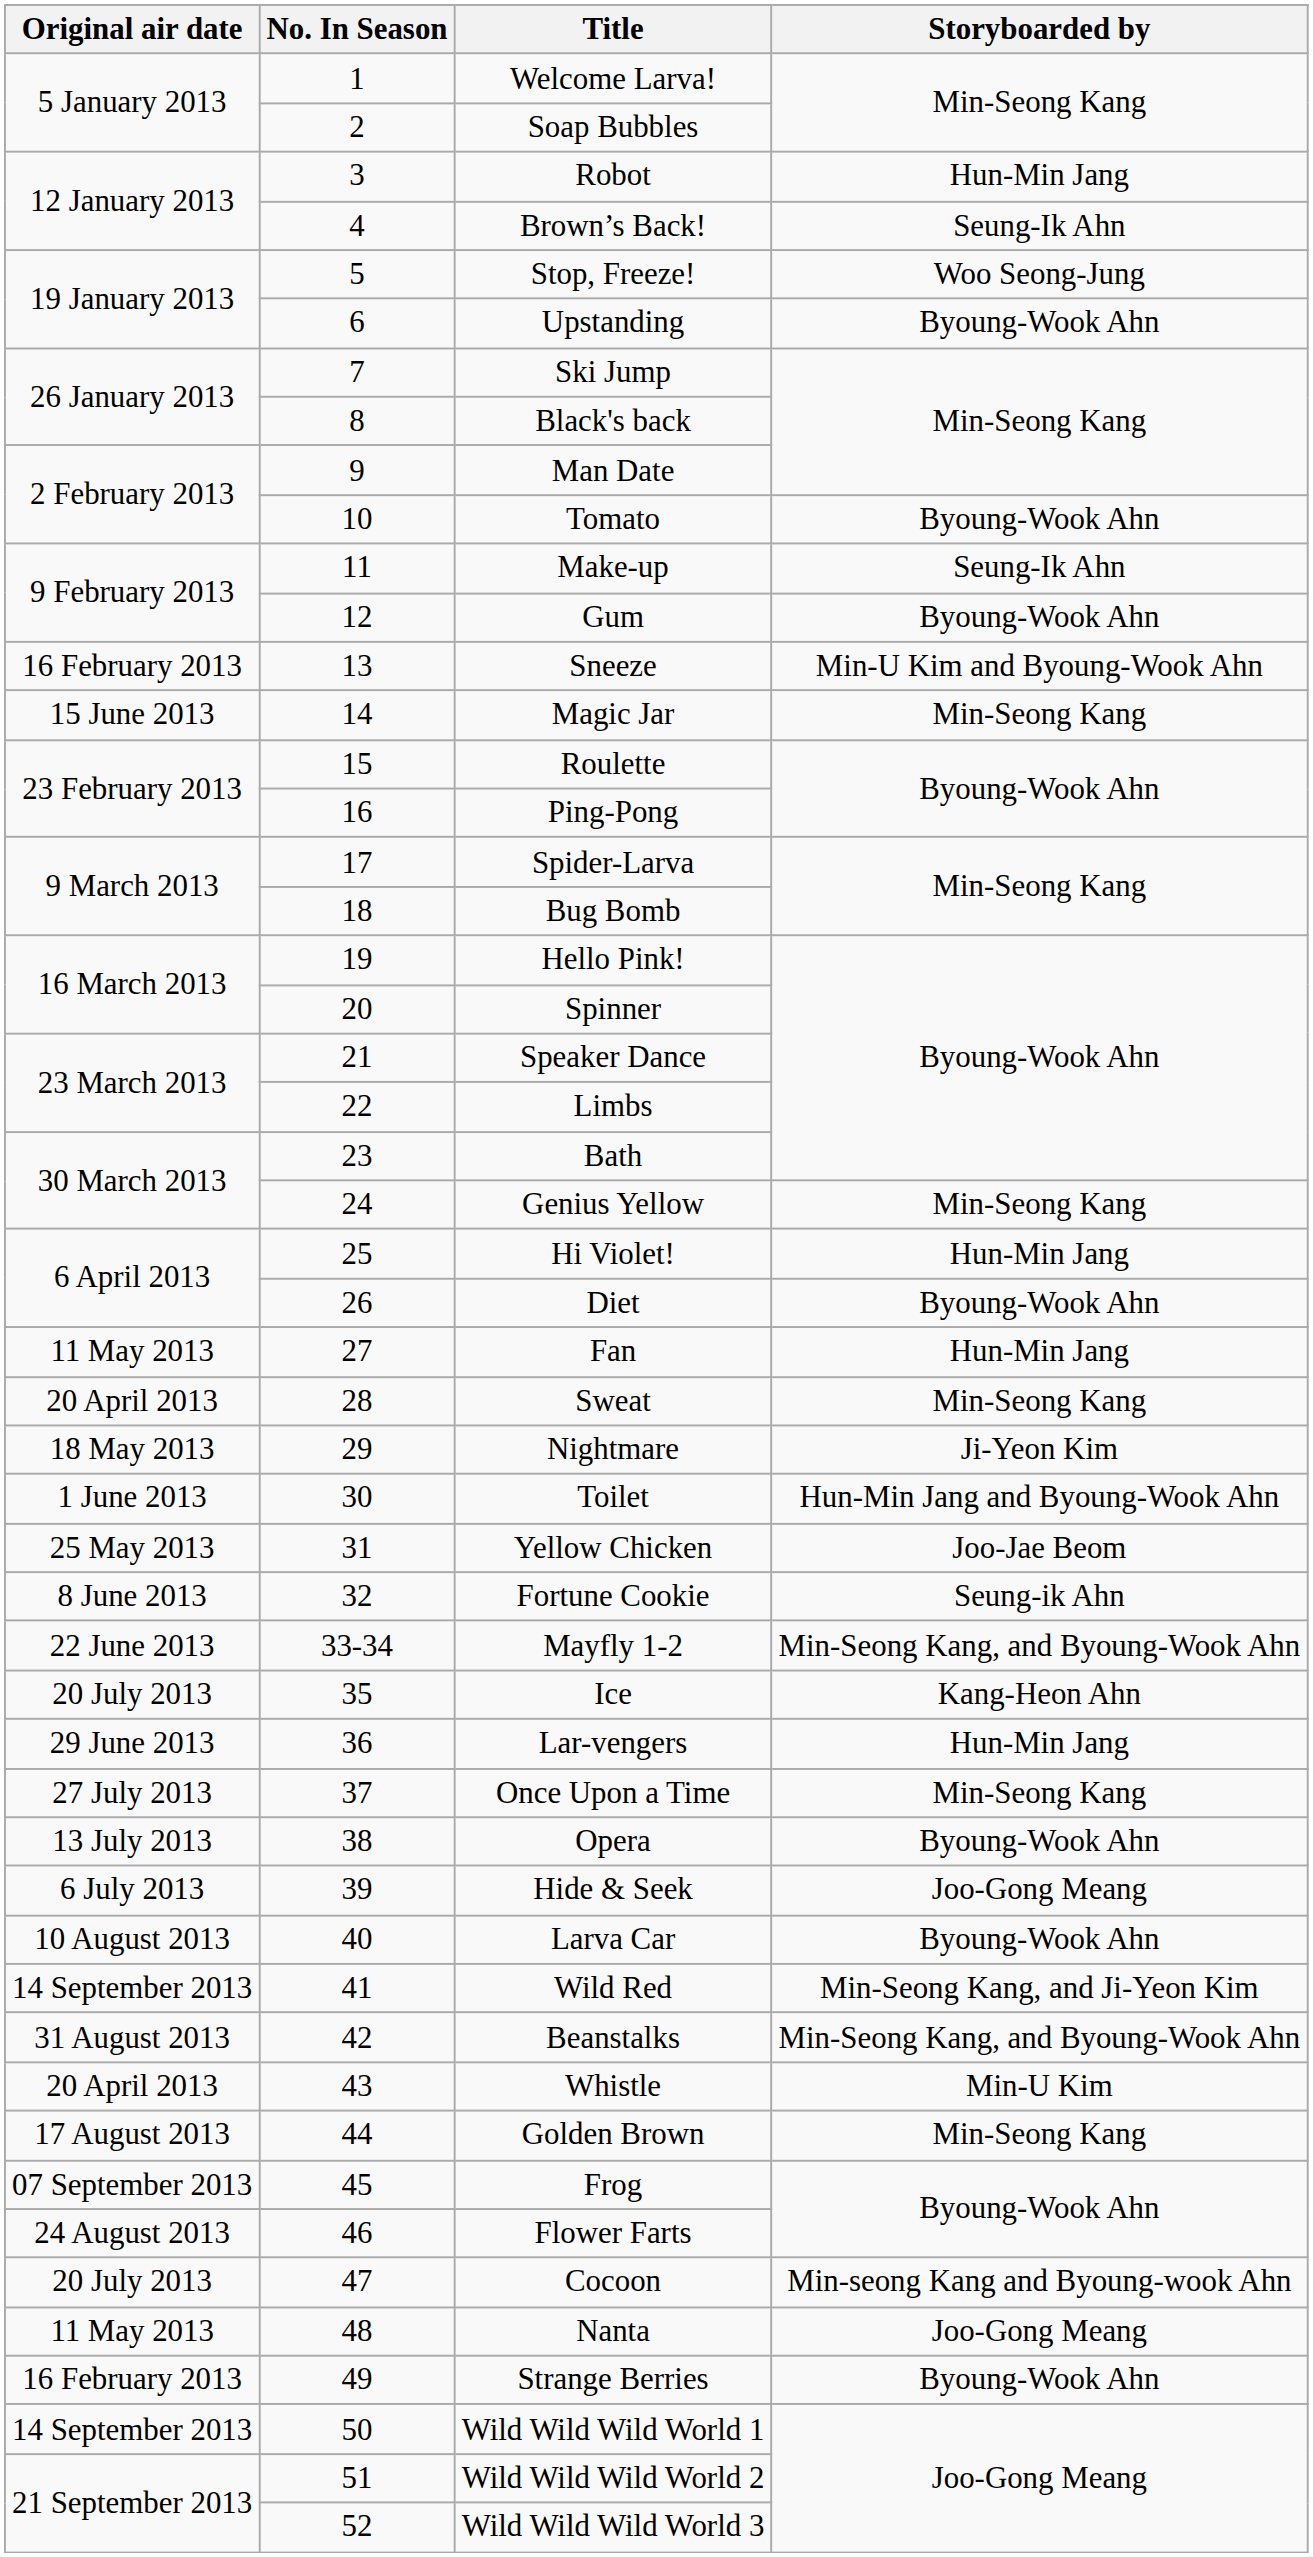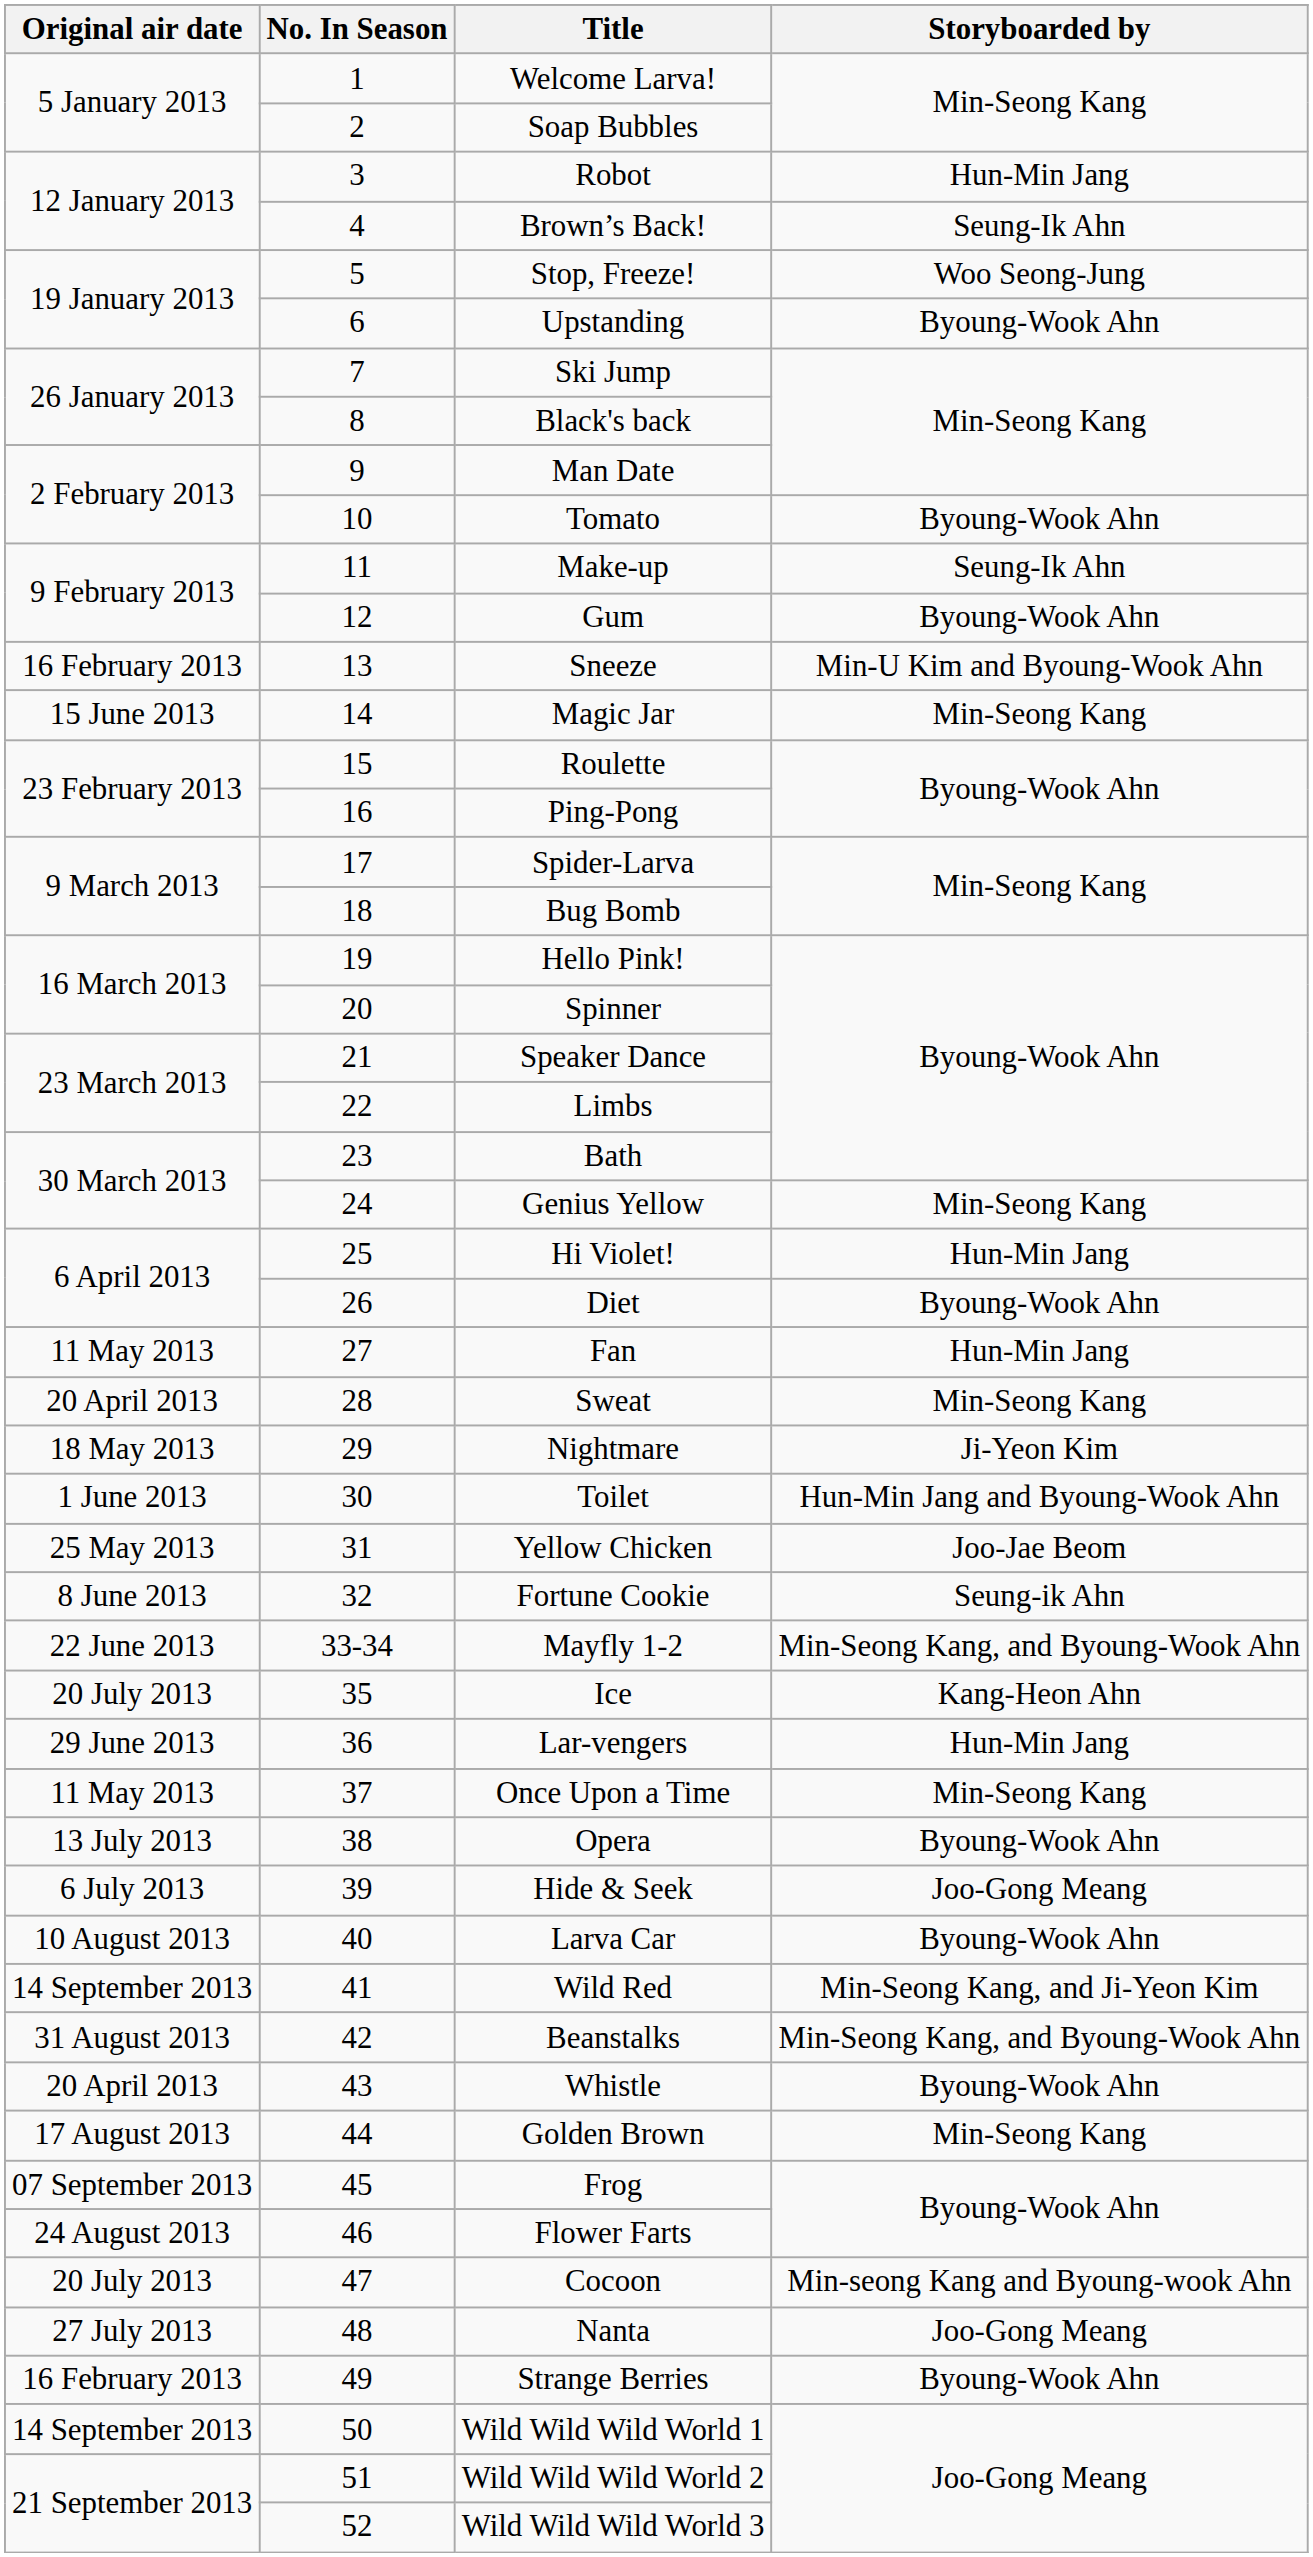(132, 1792) 27 July 2013 -> (132, 1792) 11 May 2013
(1039, 2085) Min-U Kim -> (1039, 2085) Byoung-Wook Ahn
(132, 2330) 11 May 2013 -> (132, 2330) 27 July 2013
